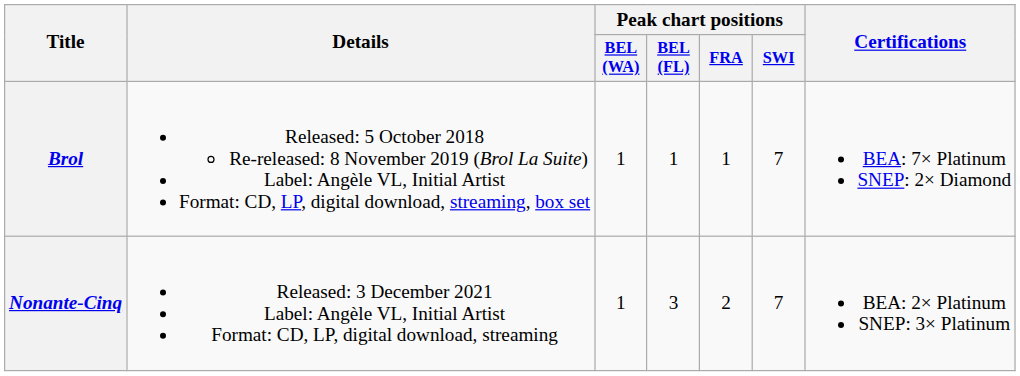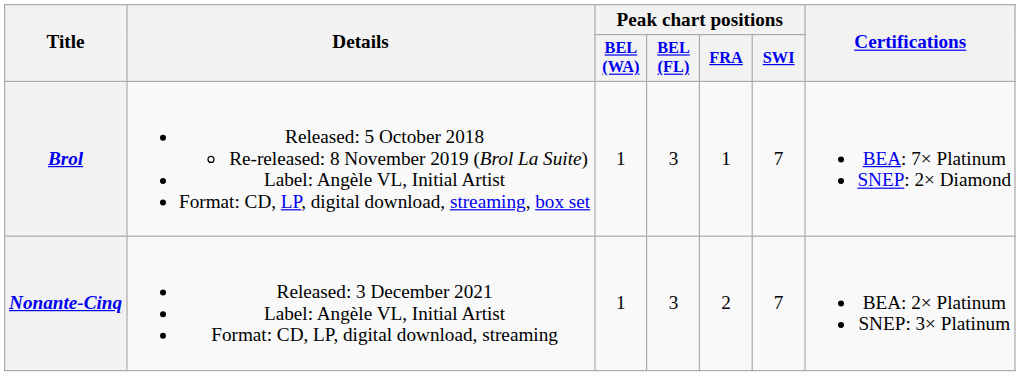(673, 158) 1 -> (673, 158) 3
